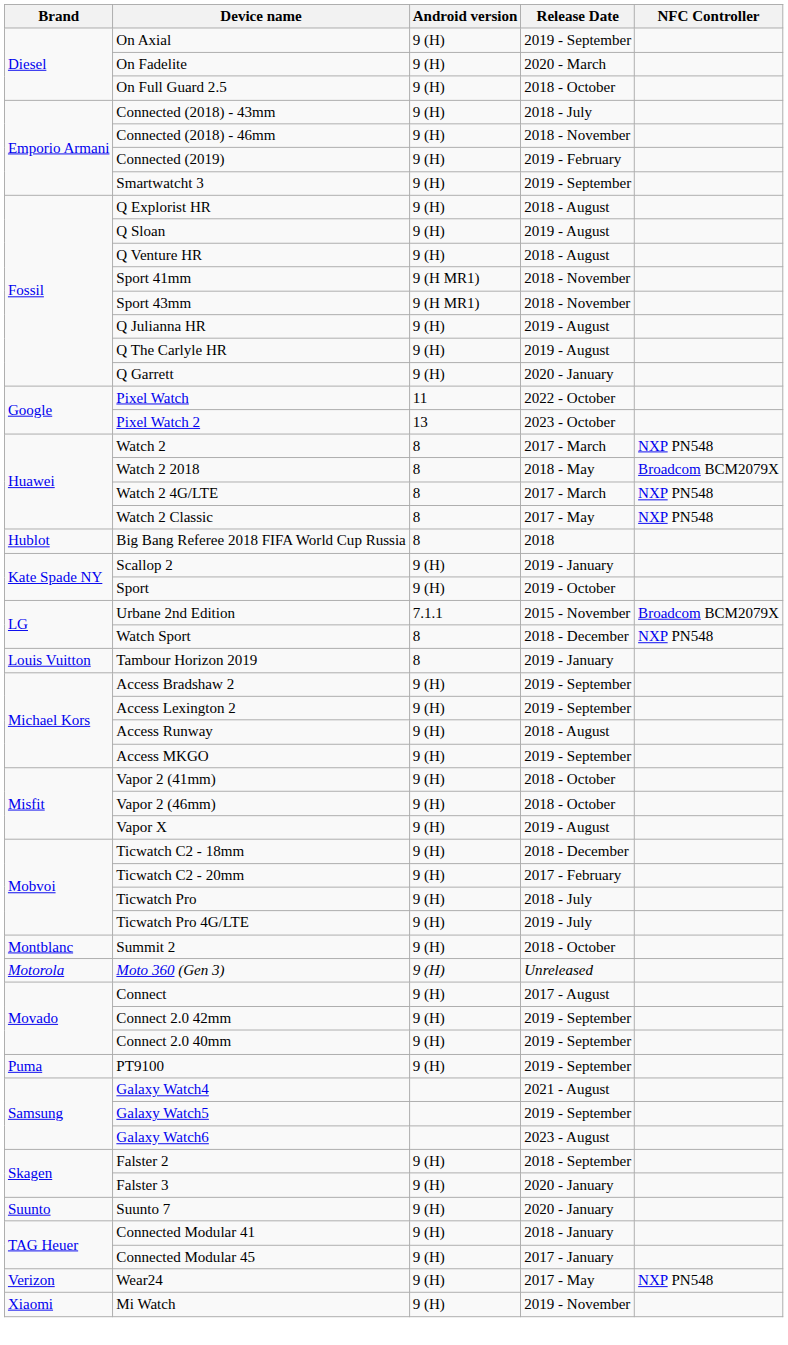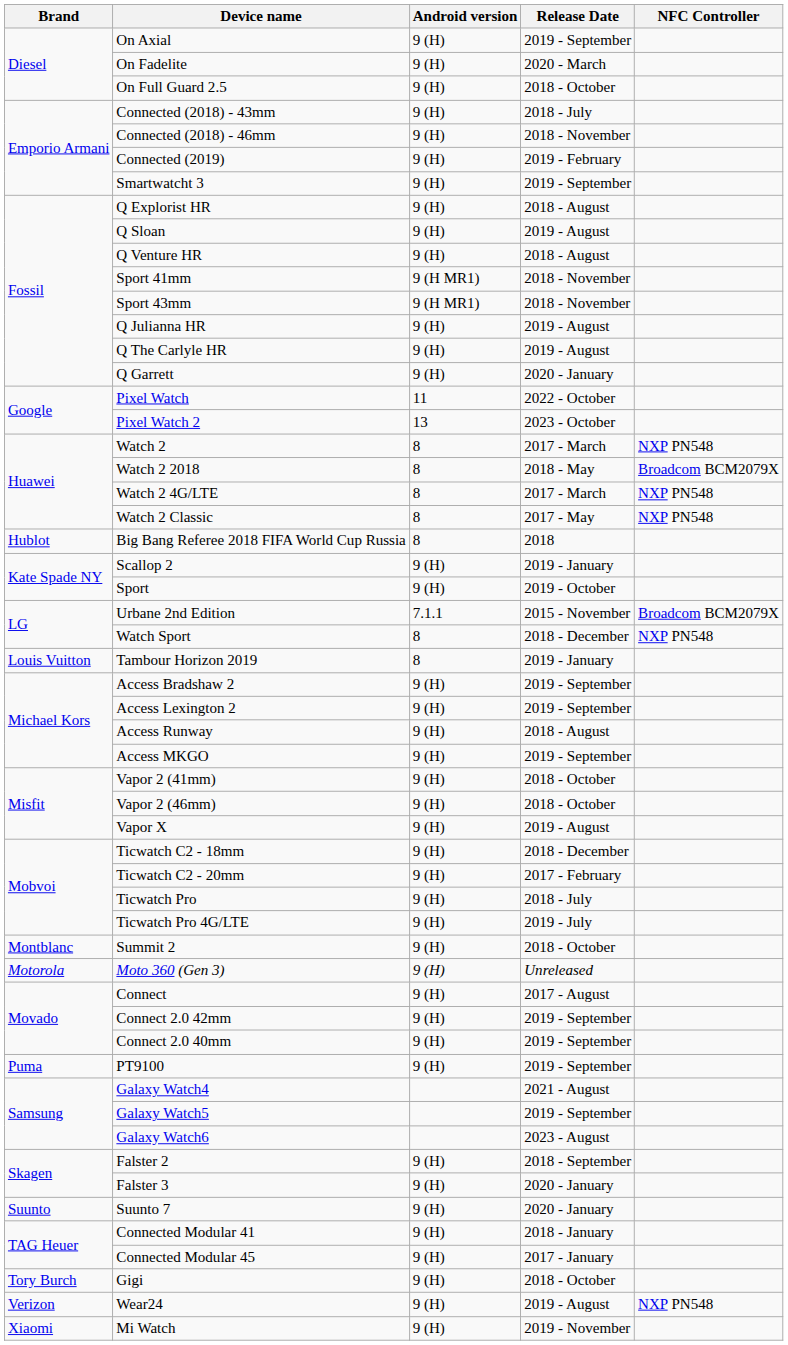+ row: (130, 1280)
(559, 1280) 2017 - May -> (567, 1304) 2019 - August
